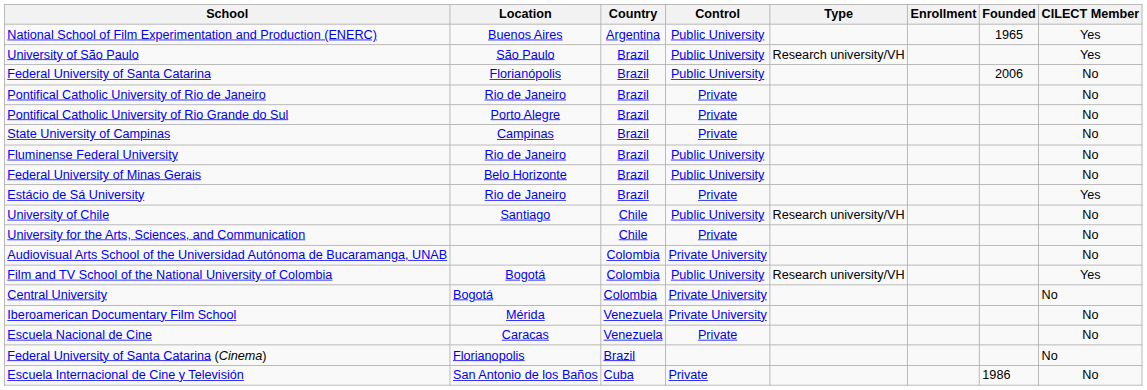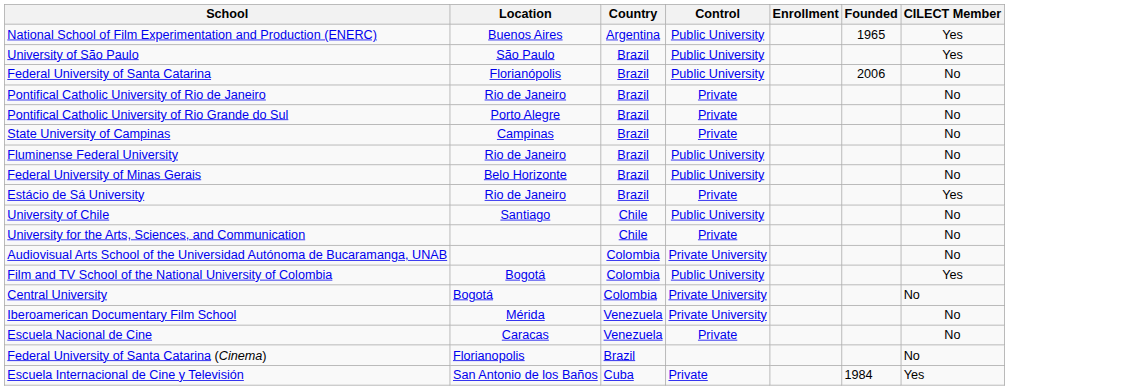- column: (839, 14)
(996, 375) 1986 -> (859, 375) 1984
(1090, 375) No -> (914, 375) Yes
